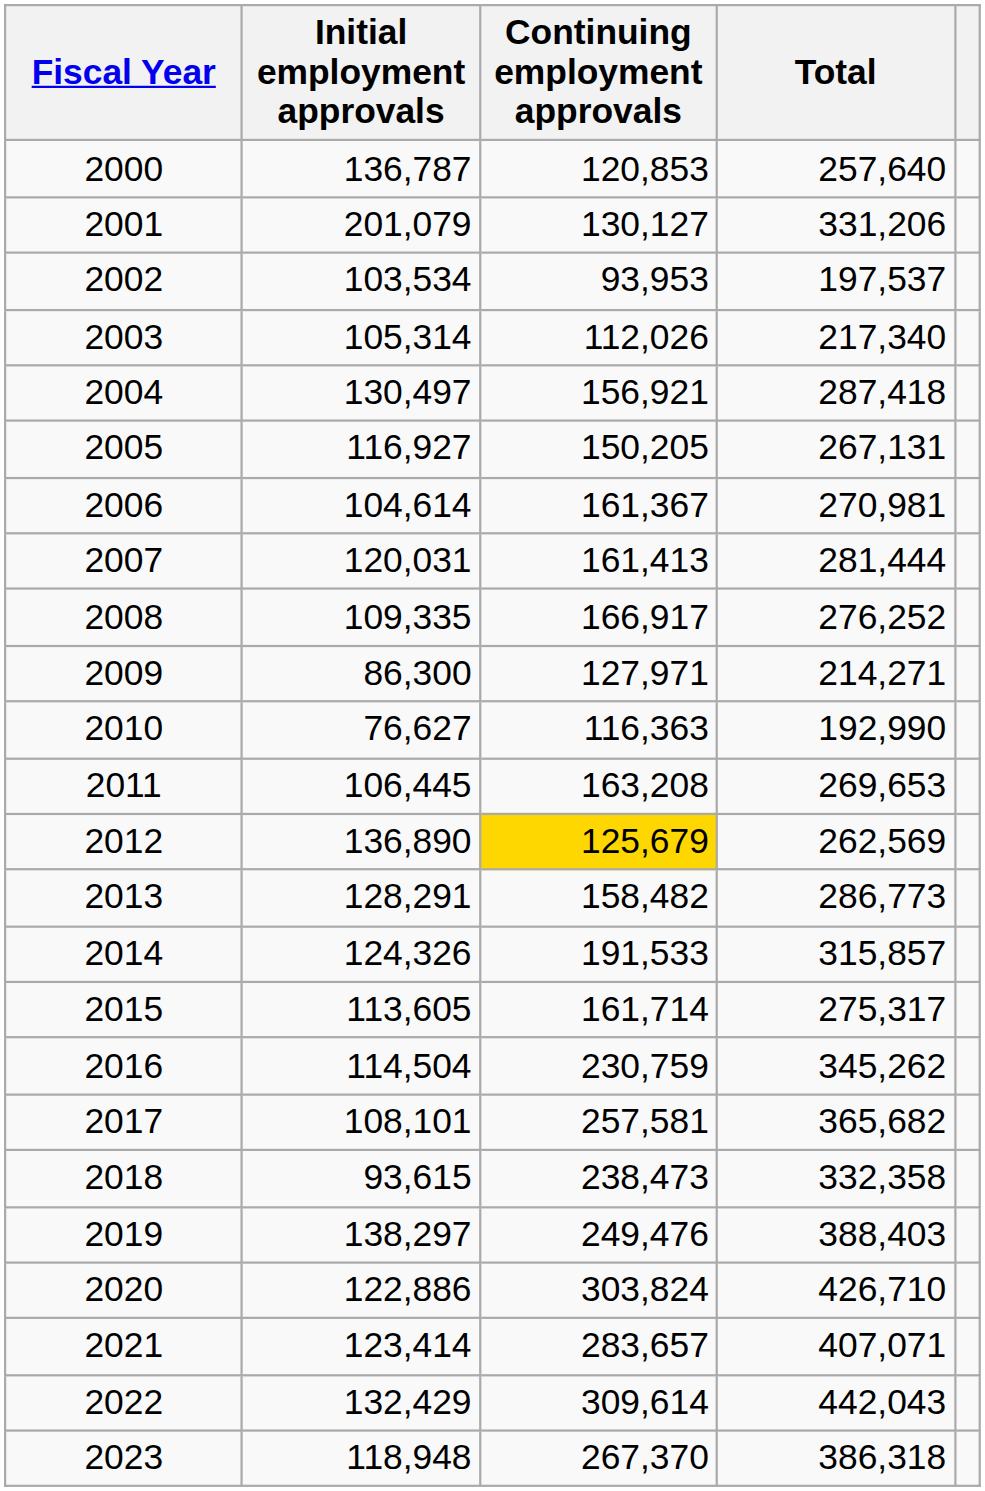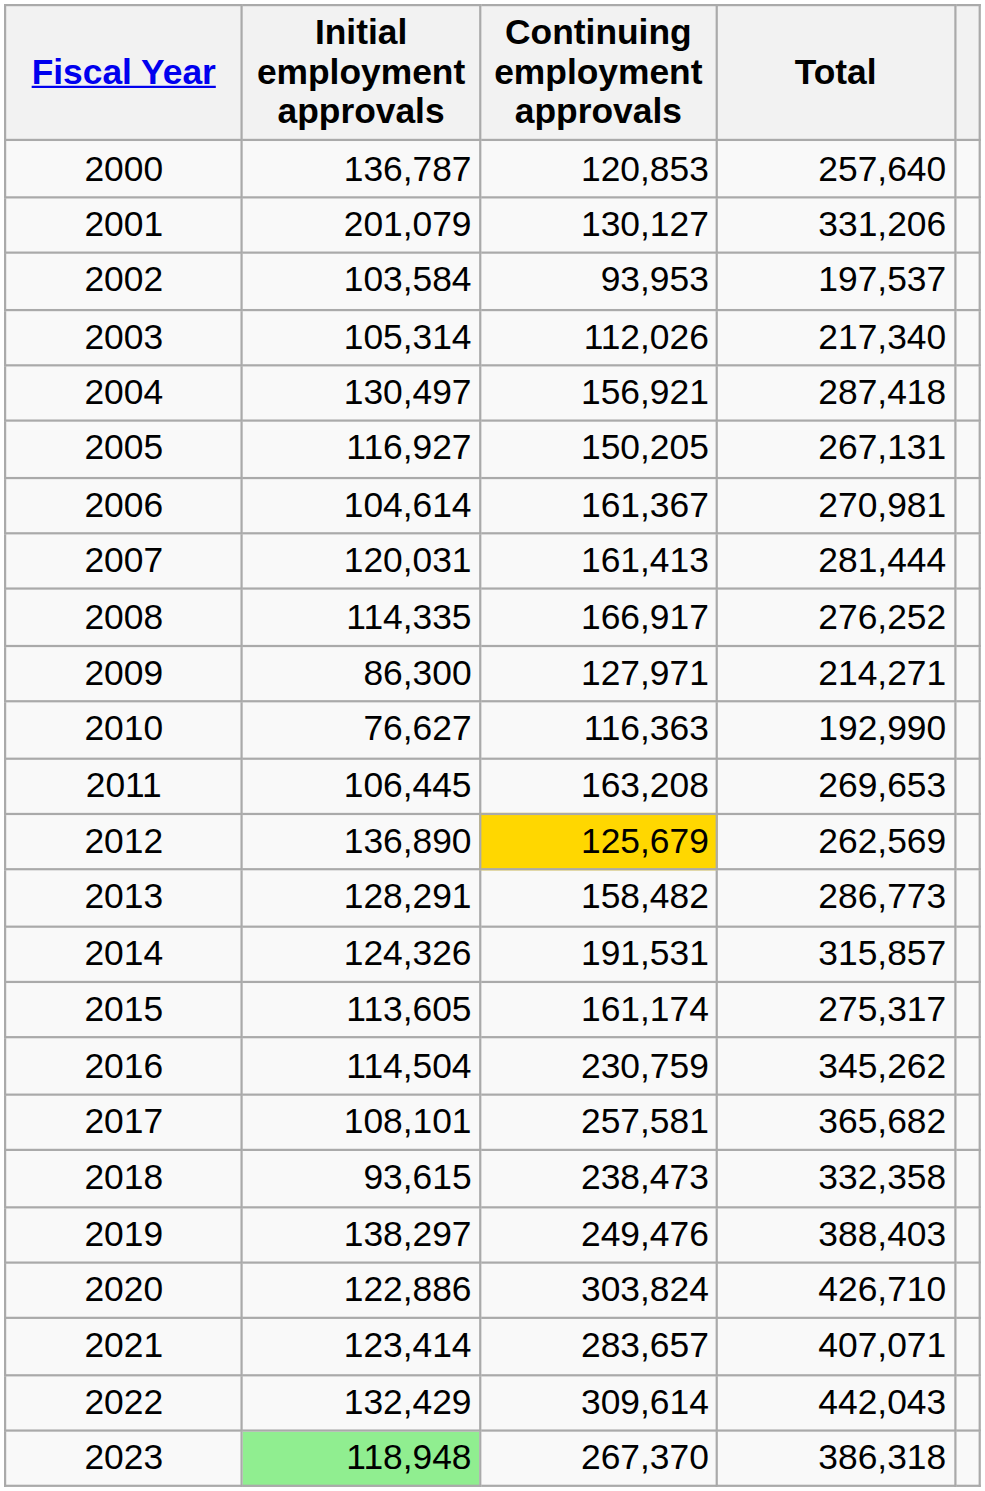(408, 280) 103,534 -> (408, 280) 103,584
(408, 616) 109,335 -> (409, 616) 114,335
(645, 953) 191,533 -> (645, 953) 191,531
(645, 1009) 161,714 -> (645, 1009) 161,174
(409, 1457) no background -> (409, 1457) lightgreen background
